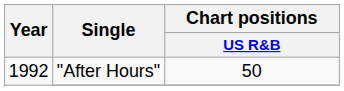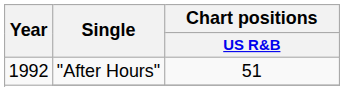(252, 70) 50 -> (252, 70) 51
